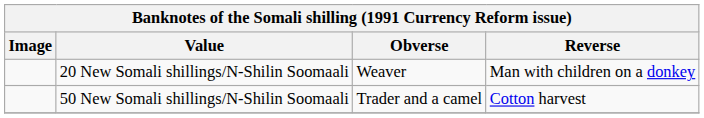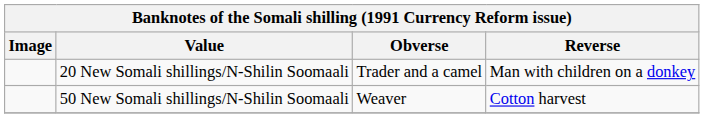(381, 72) Weaver -> (419, 72) Trader and a camel
(419, 99) Trader and a camel -> (381, 99) Weaver
